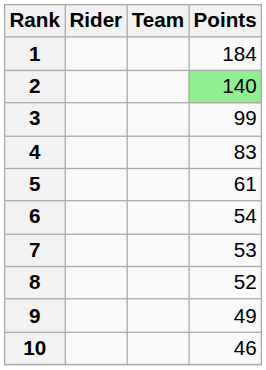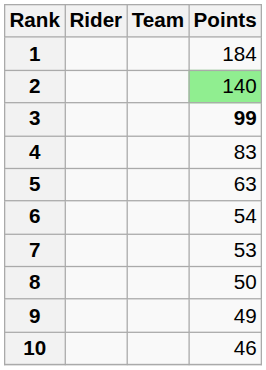(245, 119) normal -> (245, 119) bold
(245, 184) 61 -> (245, 184) 63
(245, 282) 52 -> (245, 282) 50
